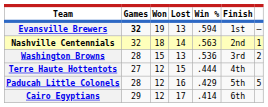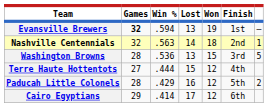columns swapped: (160, 14) <-> (207, 14)
(259, 56) 2 -> (259, 56) 5
(259, 83) 5 -> (259, 83) 2
